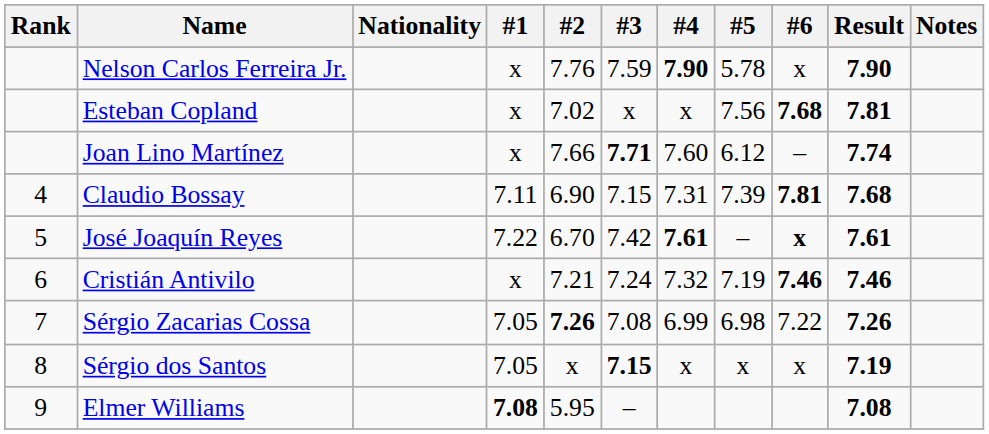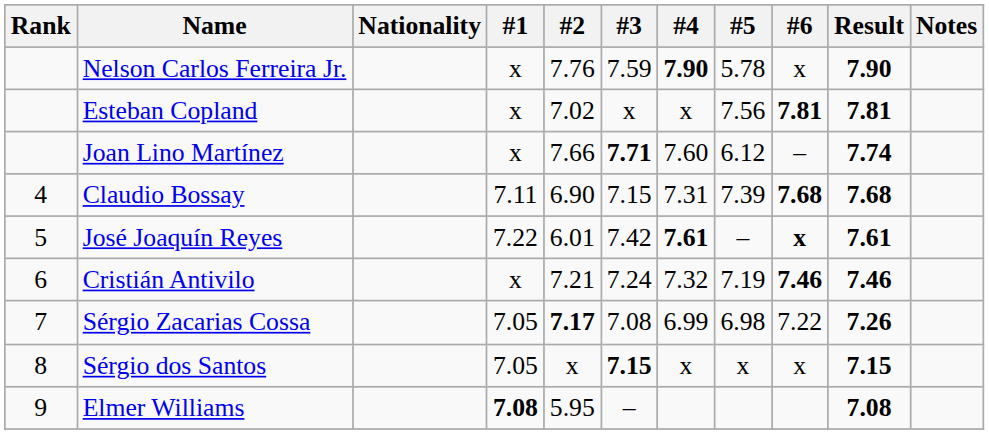(800, 110) 7.68 -> (800, 110) 7.81
(800, 195) 7.81 -> (800, 195) 7.68
(572, 237) 6.70 -> (572, 237) 6.01
(572, 322) 7.26 -> (572, 322) 7.17
(869, 364) 7.19 -> (869, 364) 7.15
